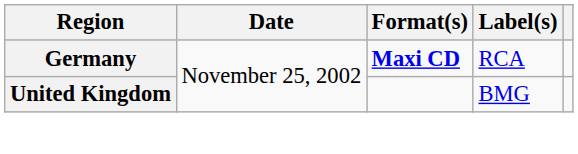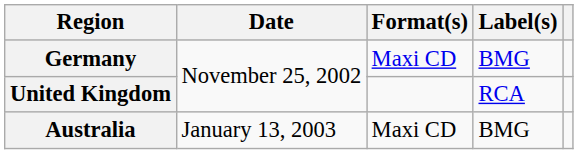(416, 58) bold -> (414, 58) normal
(502, 58) RCA -> (504, 58) BMG
(504, 93) BMG -> (502, 93) RCA
+ row: (90, 129)
